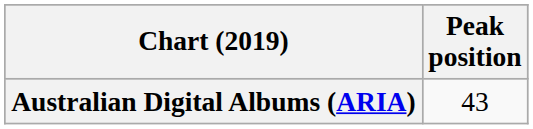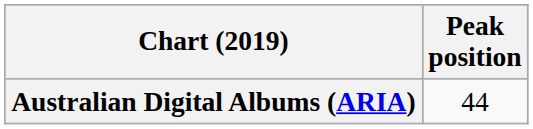(475, 100) 43 -> (475, 100) 44
